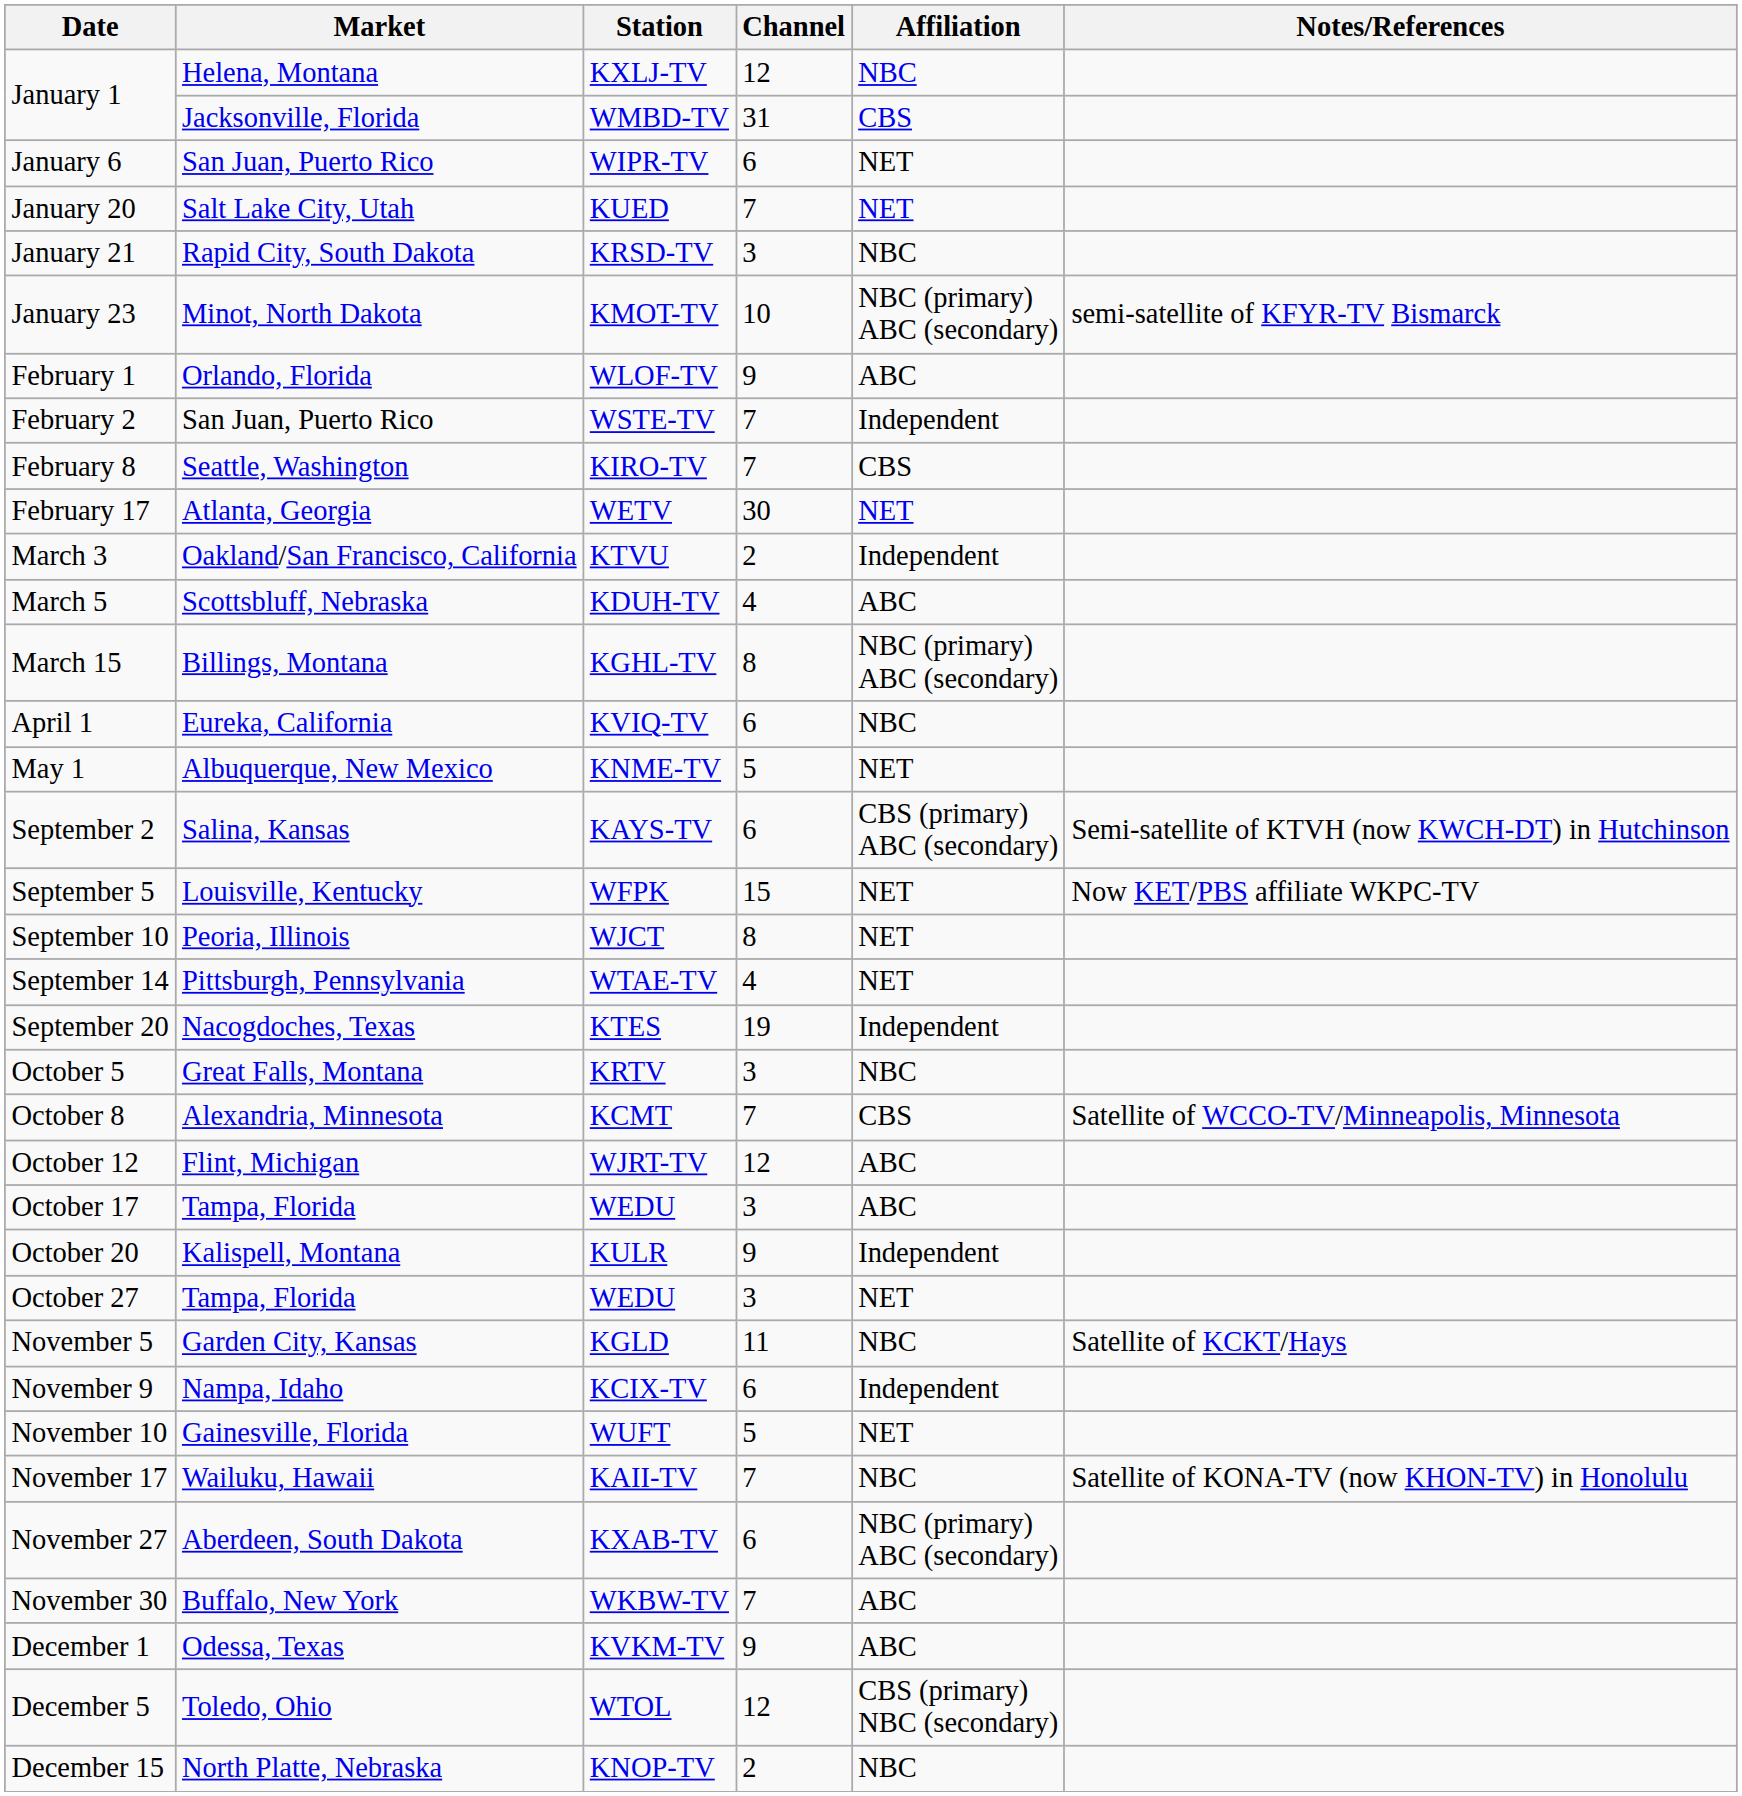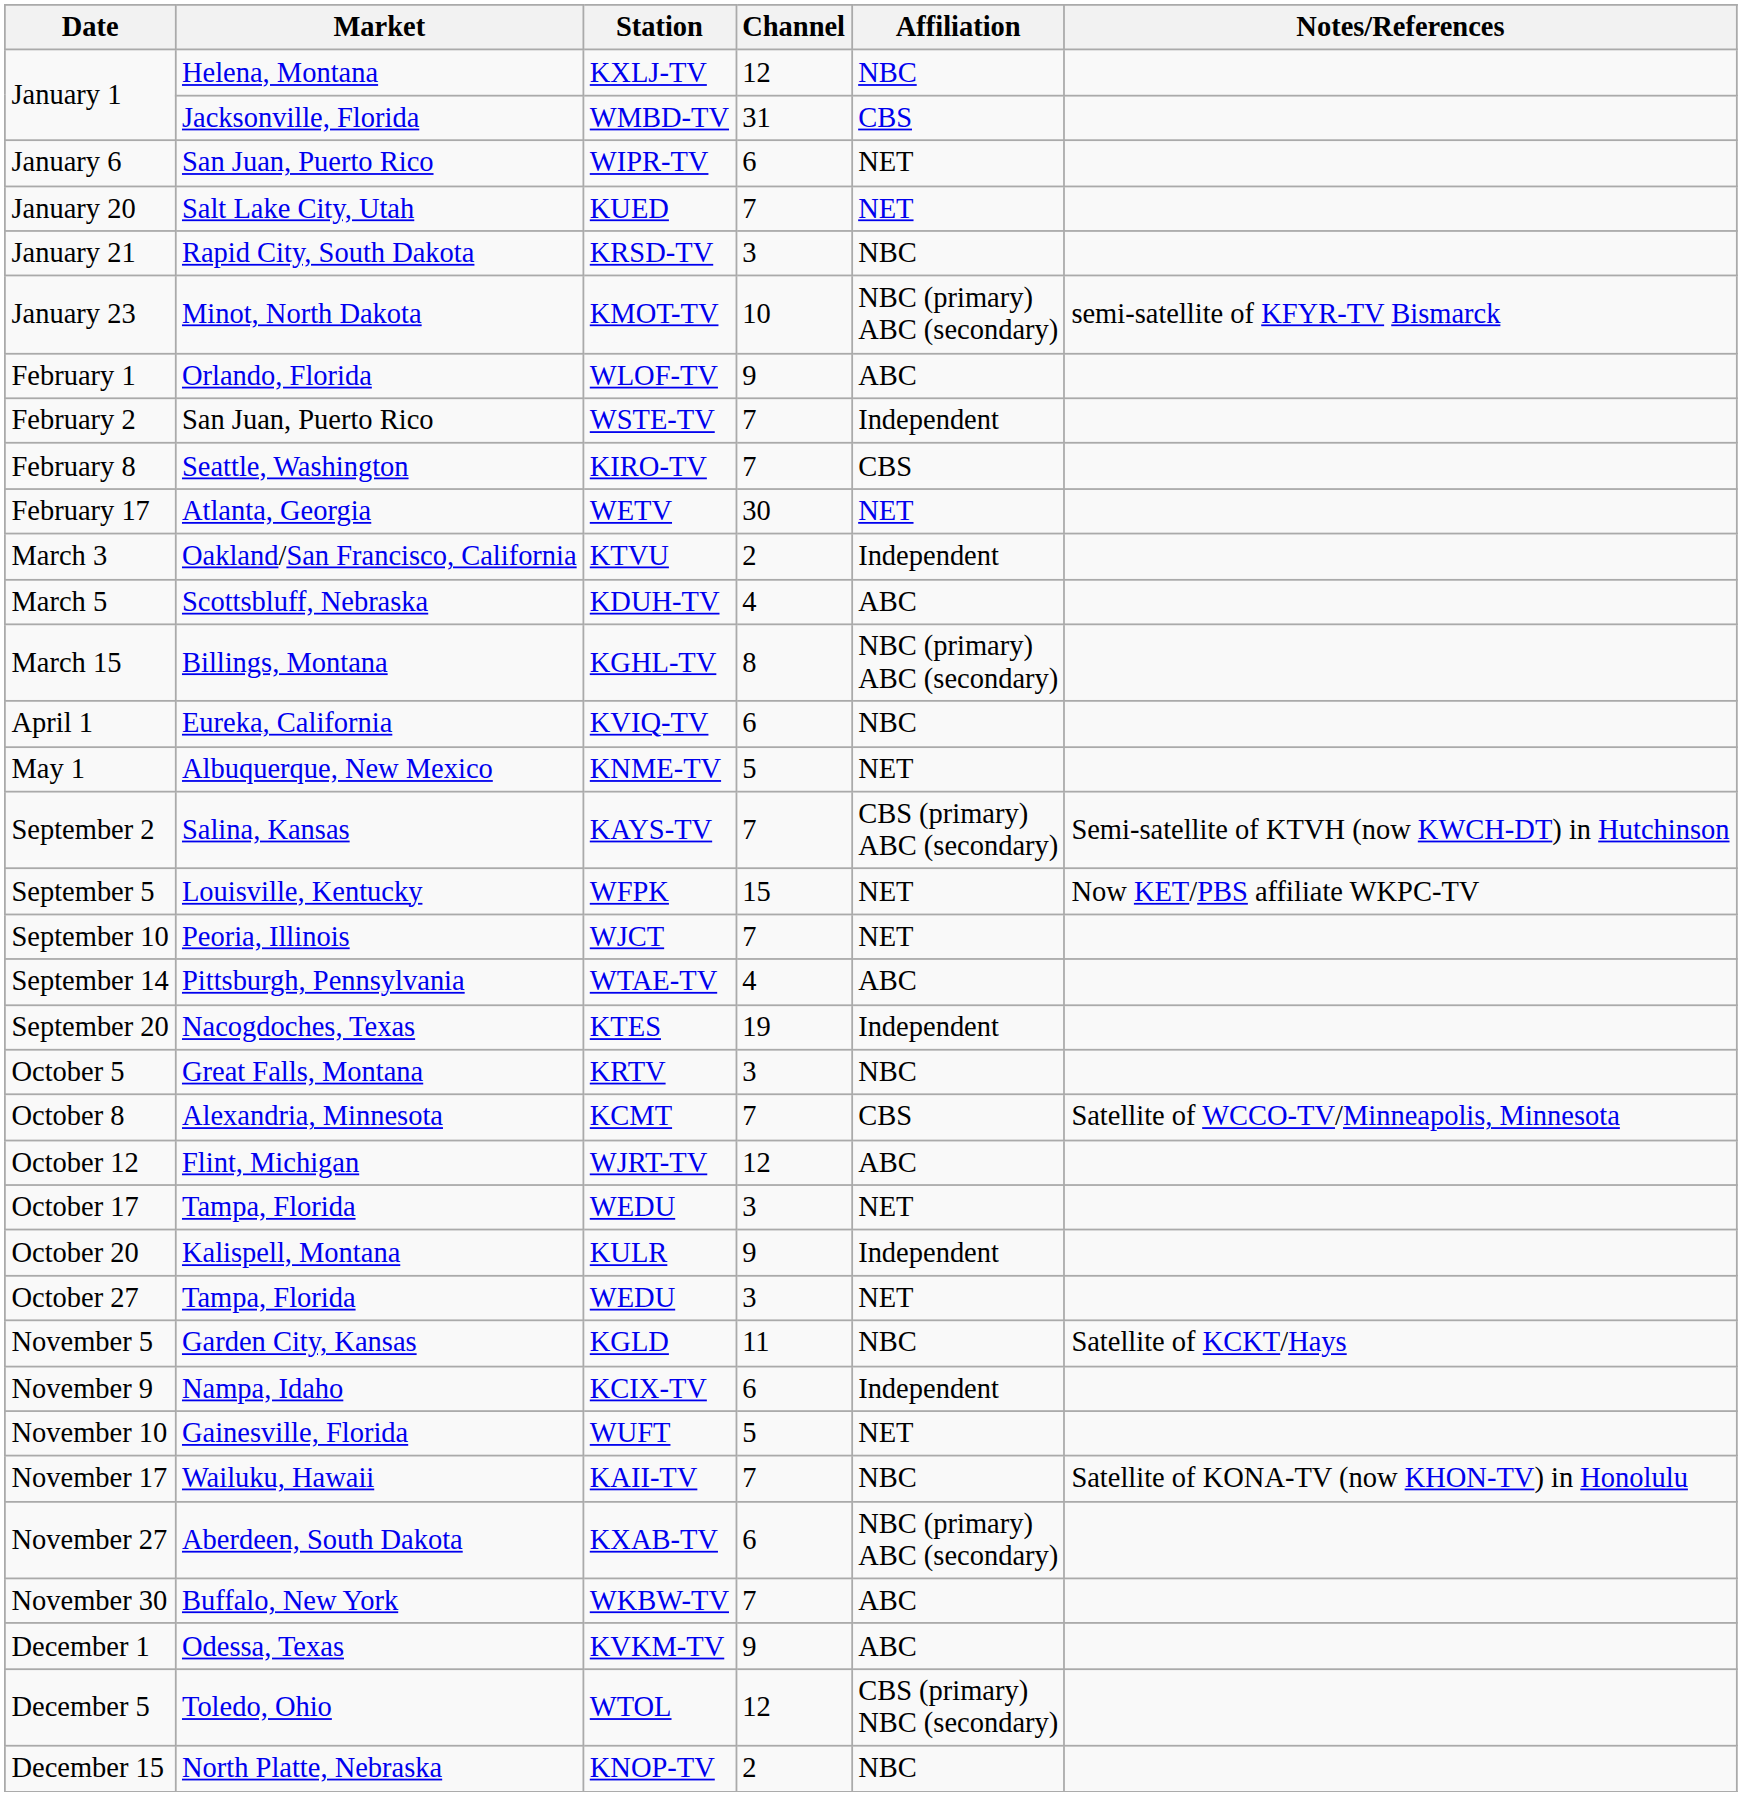(749, 829) 6 -> (749, 829) 7
(749, 936) 8 -> (749, 936) 7
(886, 981) NET -> (887, 981) ABC
(887, 1207) ABC -> (886, 1207) NET
